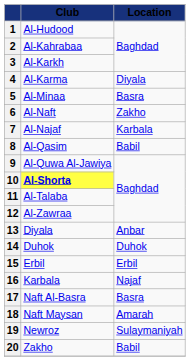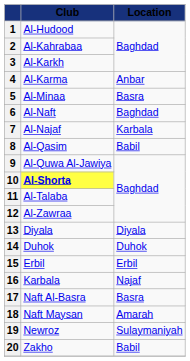(131, 79) Diyala -> (130, 79) Anbar
(131, 113) Zakho -> (137, 113) Baghdad
(130, 230) Anbar -> (131, 230) Diyala
